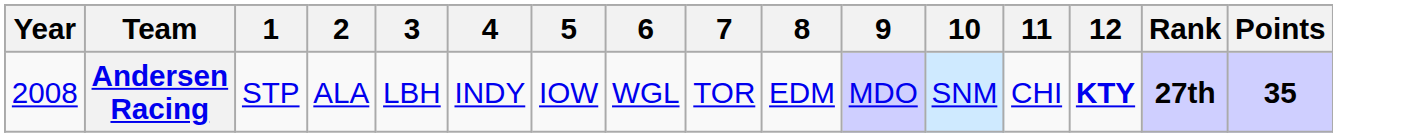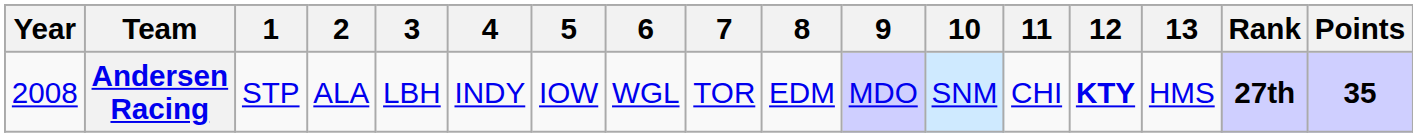+ column: (1182, 29)
